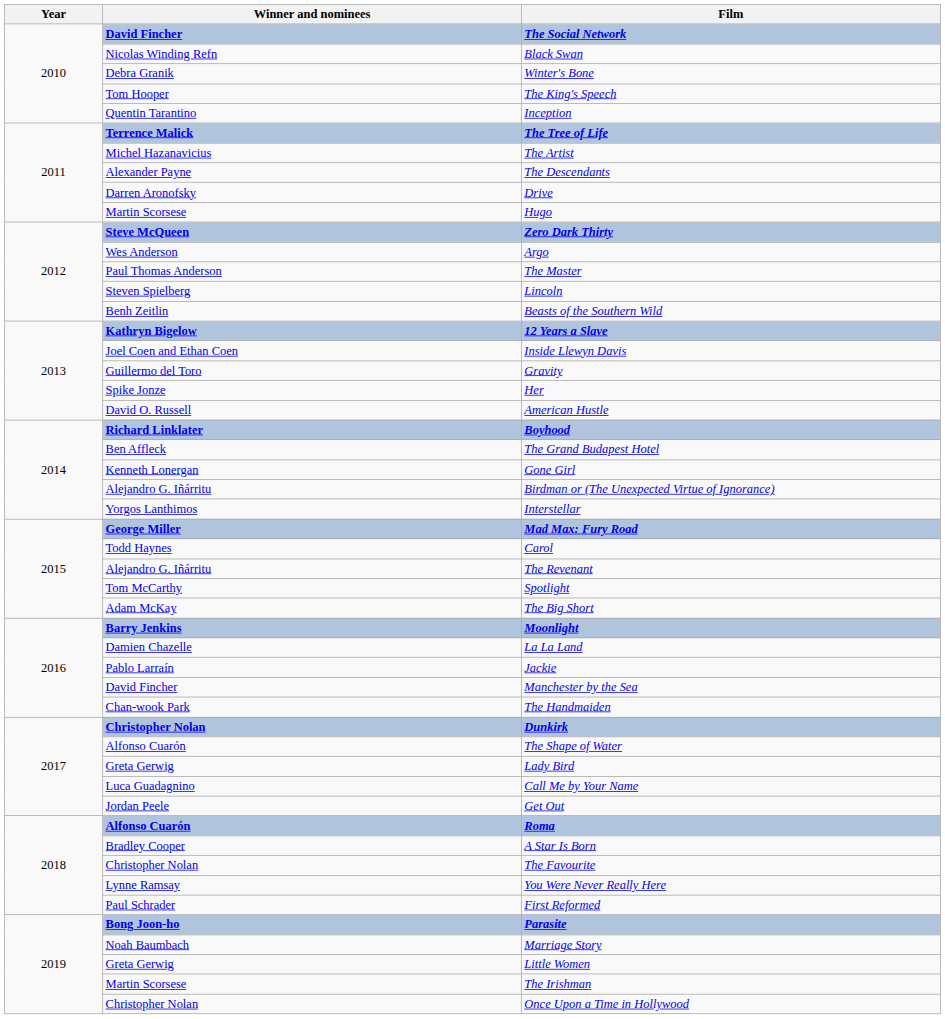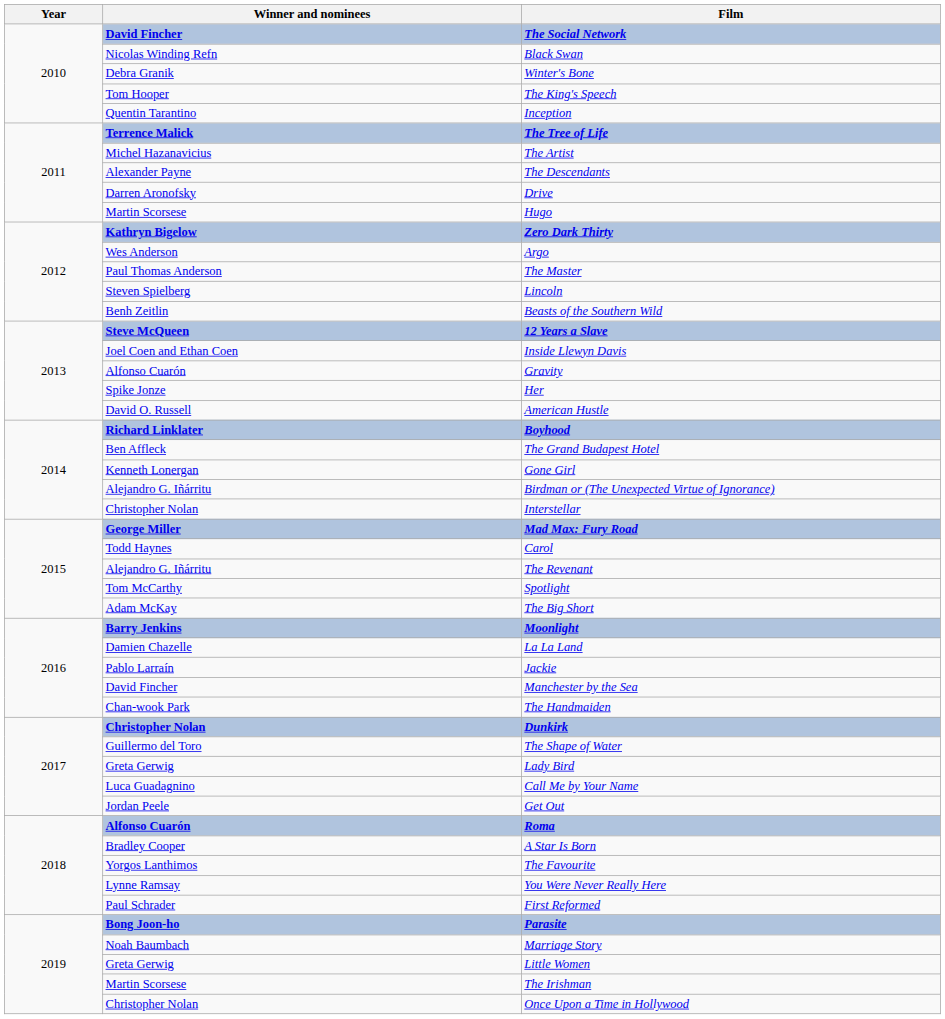(147, 232) Steve McQueen -> (151, 232) Kathryn Bigelow
(151, 331) Kathryn Bigelow -> (147, 331) Steve McQueen
(154, 370) Guillermo del Toro -> (146, 370) Alfonso Cuarón
(151, 509) Yorgos Lanthimos -> (152, 509) Christopher Nolan
(146, 746) Alfonso Cuarón -> (154, 746) Guillermo del Toro
(152, 865) Christopher Nolan -> (151, 865) Yorgos Lanthimos
